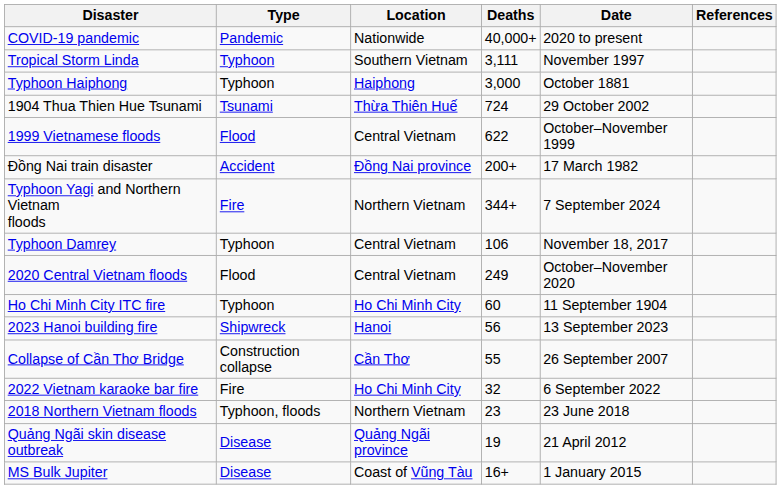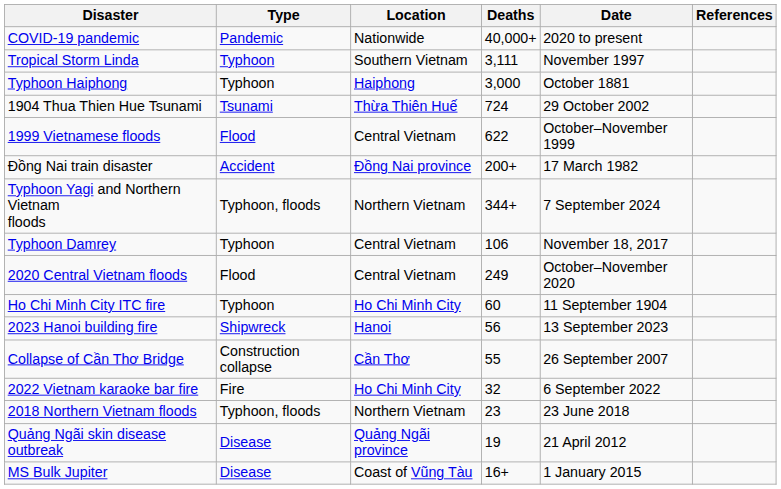(232, 205) Fire -> (270, 205) Typhoon, floods
